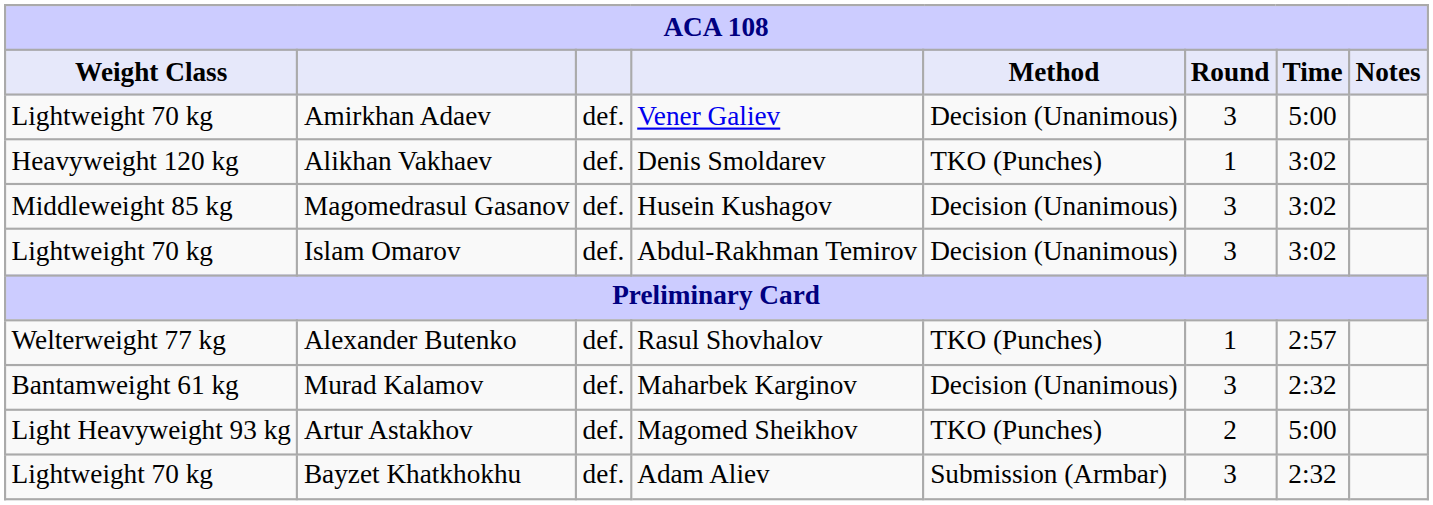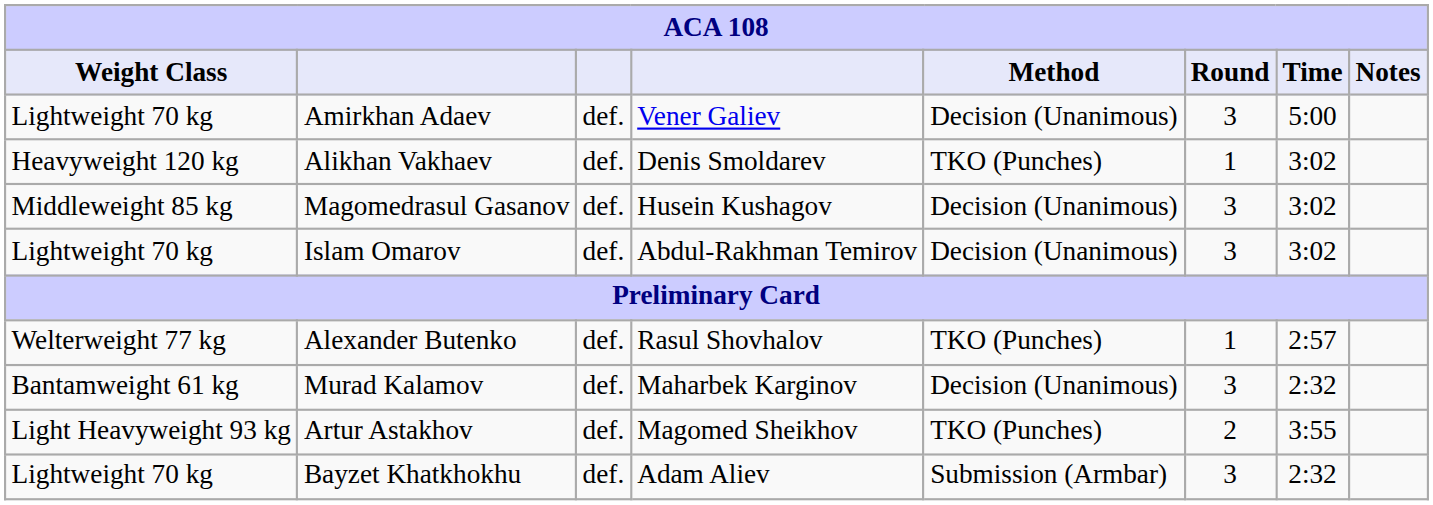(1313, 431) 5:00 -> (1313, 431) 3:55
